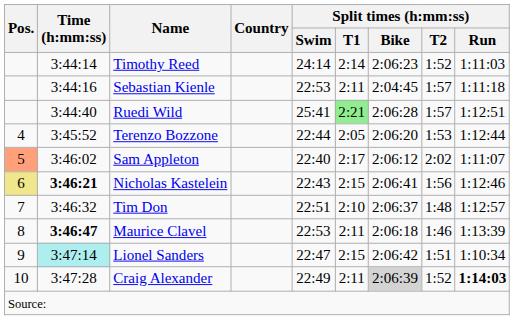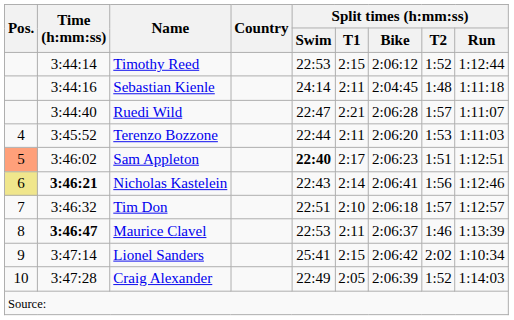(313, 64) 24:14 -> (313, 64) 22:53
(352, 64) 2:14 -> (352, 64) 2:15
(395, 64) 2:06:23 -> (395, 64) 2:06:12
(482, 64) 1:11:03 -> (482, 64) 1:12:44
(313, 87) 22:53 -> (313, 87) 24:14
(438, 87) 1:57 -> (438, 87) 1:48
(313, 111) 25:41 -> (313, 111) 22:47
(352, 111) lightgreen background -> (352, 111) no background
(482, 111) 1:12:51 -> (482, 111) 1:11:07
(352, 135) 2:05 -> (352, 135) 2:11
(482, 135) 1:12:44 -> (482, 135) 1:11:03
(313, 159) normal -> (313, 159) bold
(395, 159) 2:06:12 -> (395, 159) 2:06:23
(438, 159) 2:02 -> (438, 159) 1:51
(482, 159) 1:11:07 -> (482, 159) 1:12:51
(352, 183) 2:15 -> (352, 183) 2:14
(395, 207) 2:06:37 -> (395, 207) 2:06:18
(438, 207) 1:48 -> (438, 207) 1:57
(395, 231) 2:06:18 -> (395, 231) 2:06:37
(74, 254) paleturquoise background -> (74, 254) no background
(313, 254) 22:47 -> (313, 254) 25:41
(438, 254) 1:51 -> (438, 254) 2:02
(352, 278) 2:11 -> (352, 278) 2:05
(395, 278) lightgrey background -> (395, 278) no background
(482, 278) bold -> (482, 278) normal
